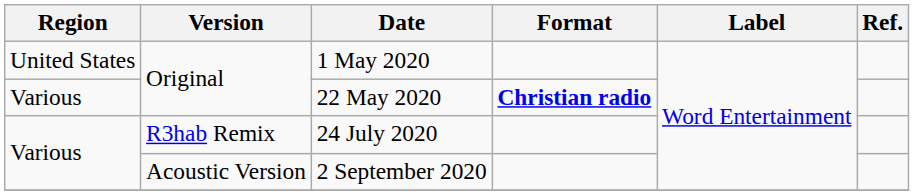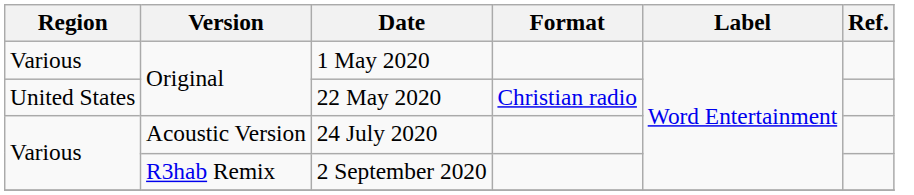(73, 60) United States -> (46, 60) Various
(46, 97) Various -> (73, 97) United States
(574, 97) bold -> (567, 97) normal
(211, 134) R3hab Remix -> (226, 134) Acoustic Version
(226, 171) Acoustic Version -> (211, 171) R3hab Remix
